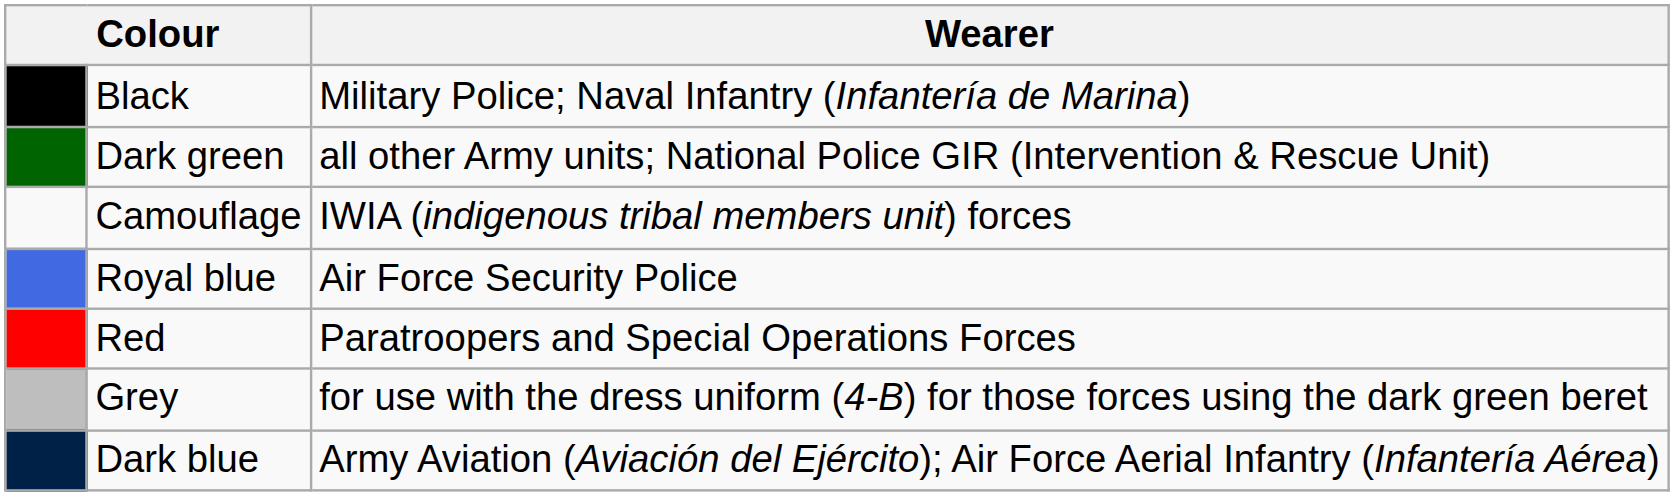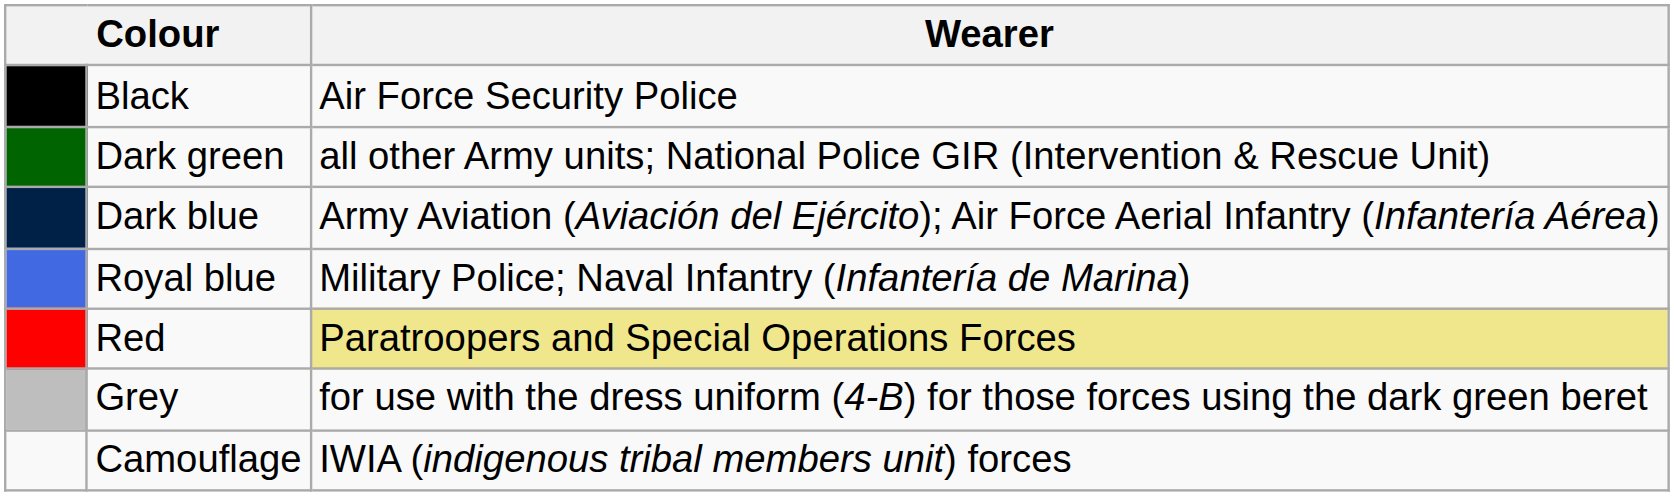(755, 95) Military Police; Naval Infantry (Infantería de Marina) -> (529, 95) Air Force Security Police
rows swapped: (177, 459) <-> (198, 216)
(529, 277) Air Force Security Police -> (755, 277) Military Police; Naval Infantry (Infantería de Marina)
(698, 338) no background -> (698, 338) khaki background
